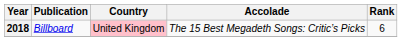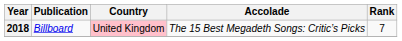(382, 28) 6 -> (382, 28) 7
